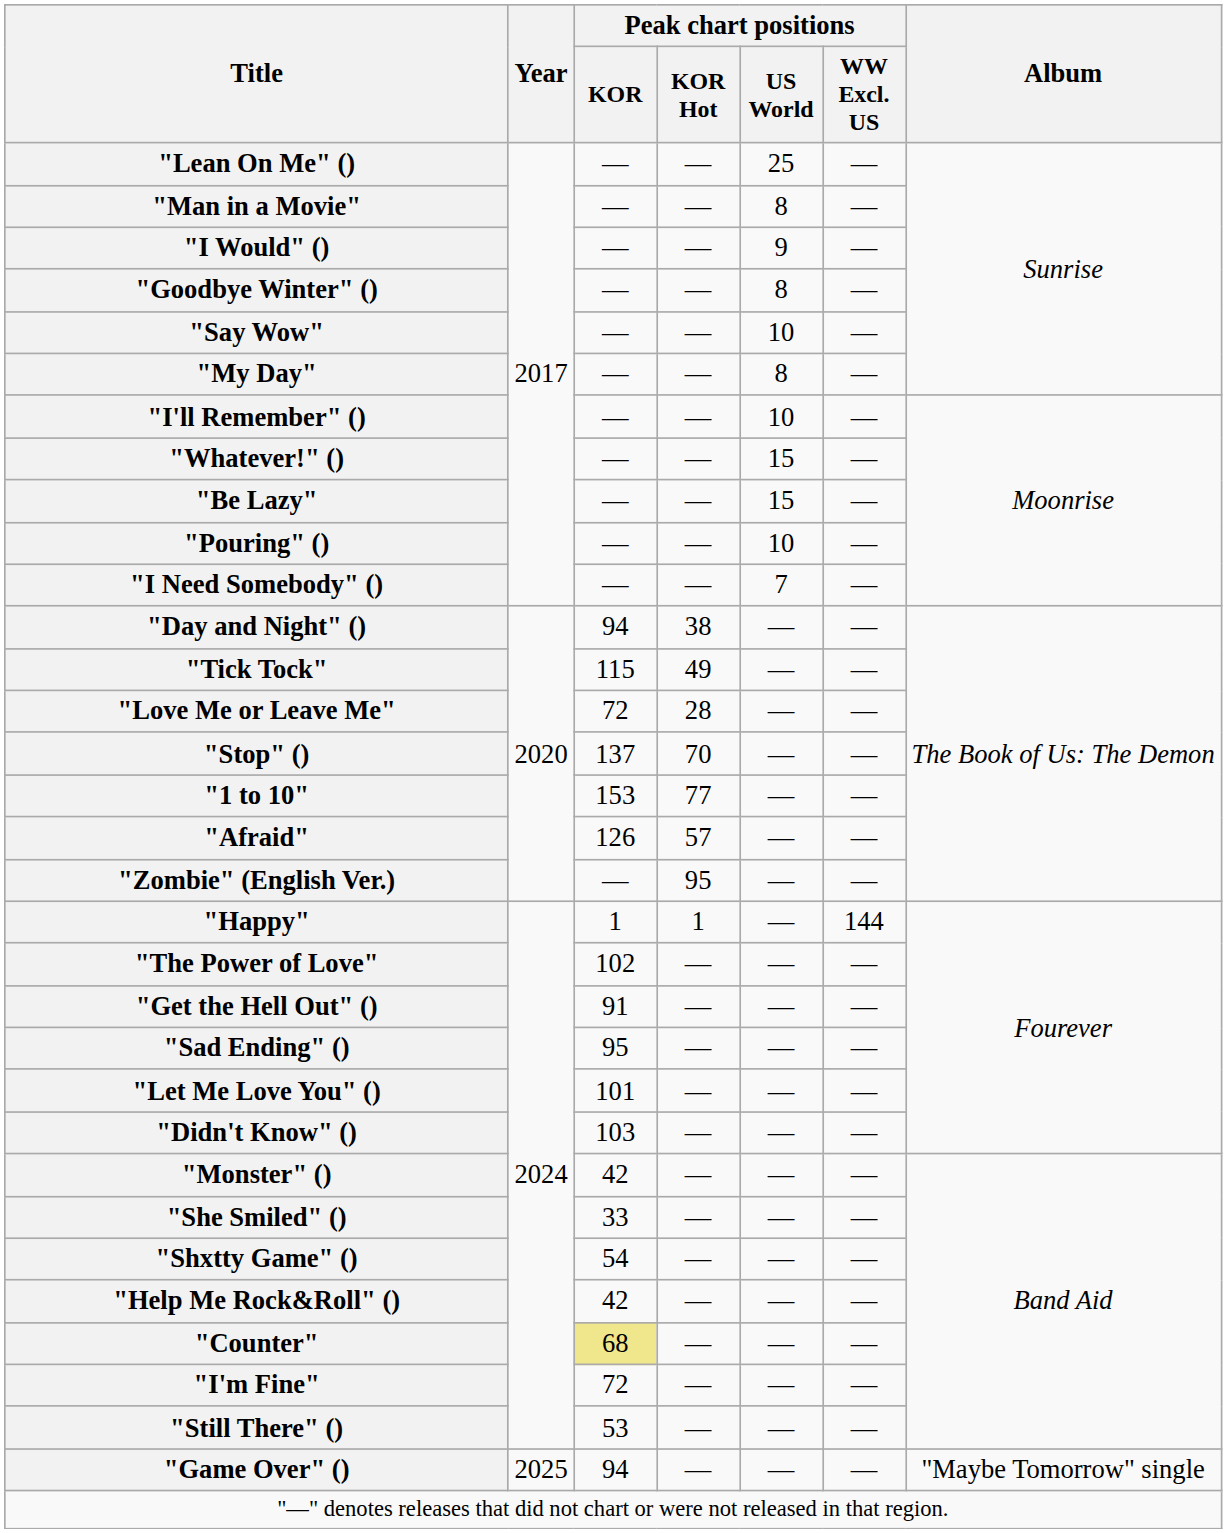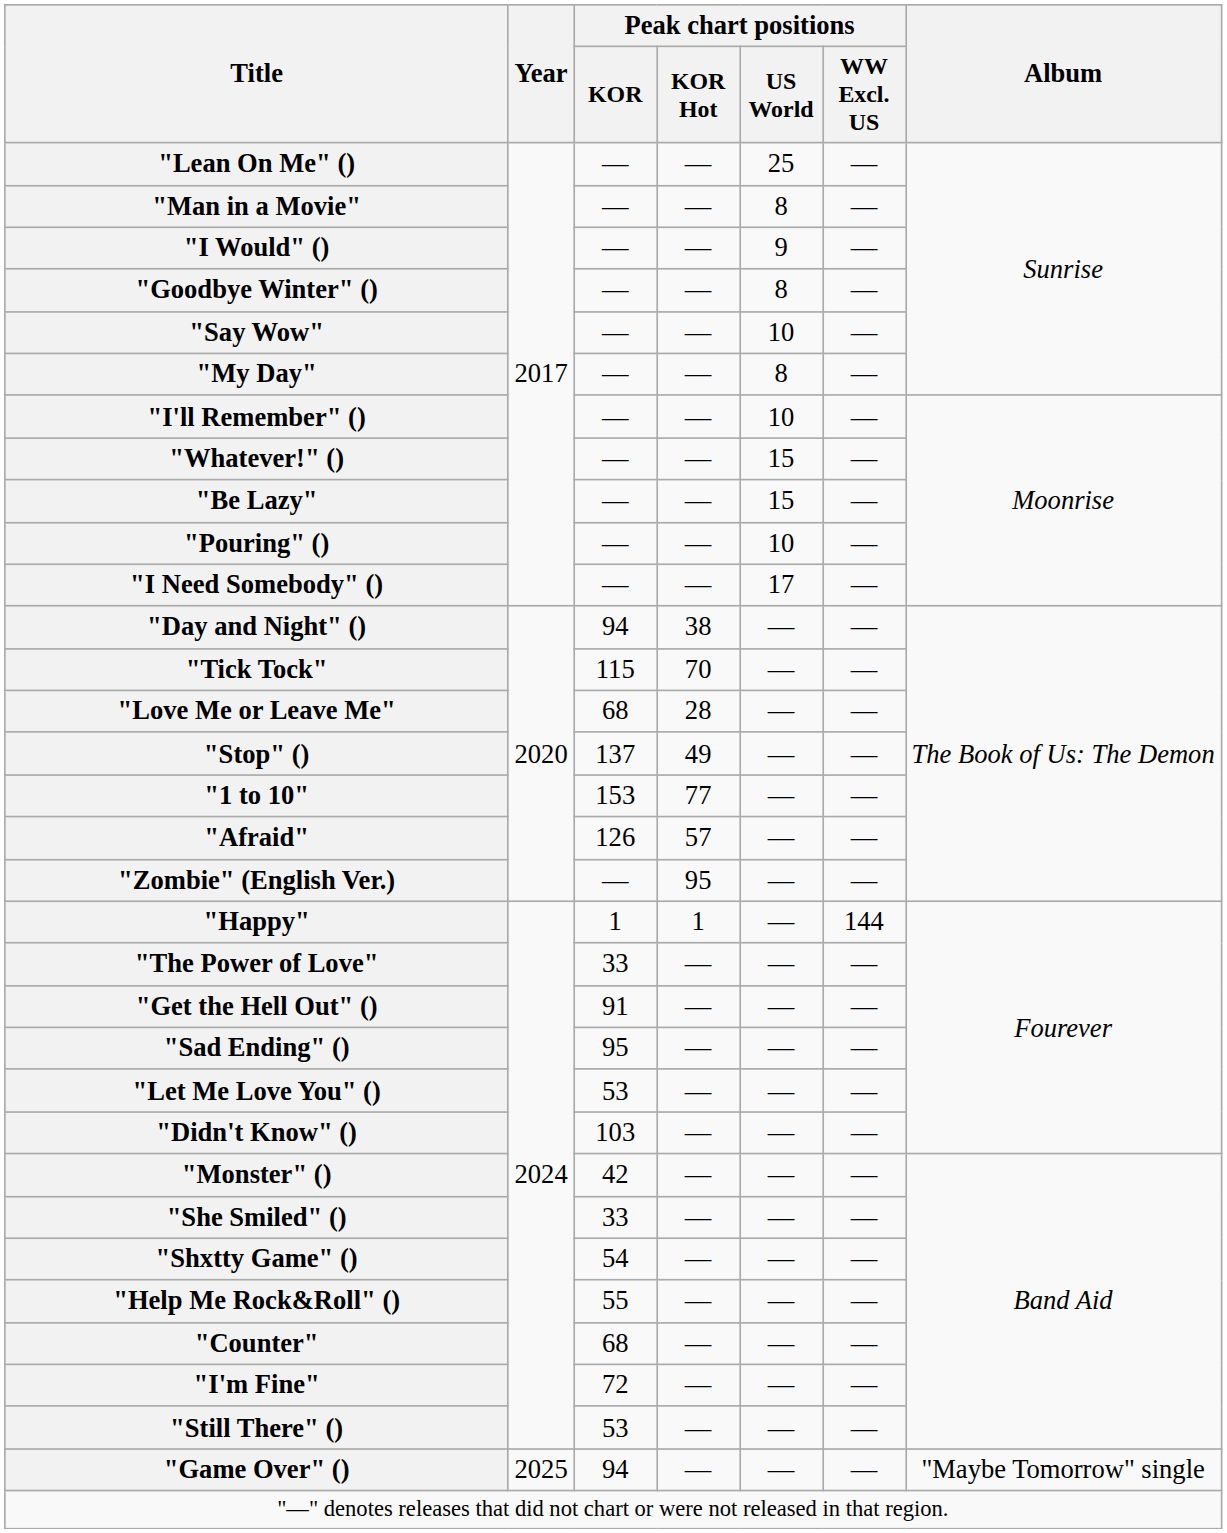(781, 584) 7 -> (781, 584) 17
(698, 669) 49 -> (698, 669) 70
(615, 711) 72 -> (615, 711) 68
(698, 753) 70 -> (698, 753) 49
(615, 963) 102 -> (615, 963) 33
(615, 1090) 101 -> (615, 1090) 53
(615, 1300) 42 -> (615, 1300) 55
(615, 1342) khaki background -> (615, 1342) no background
